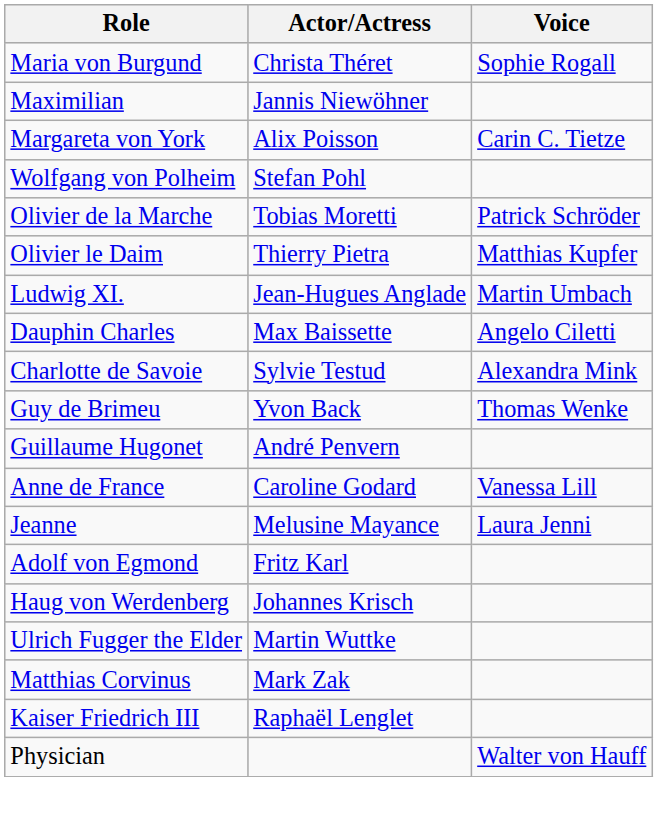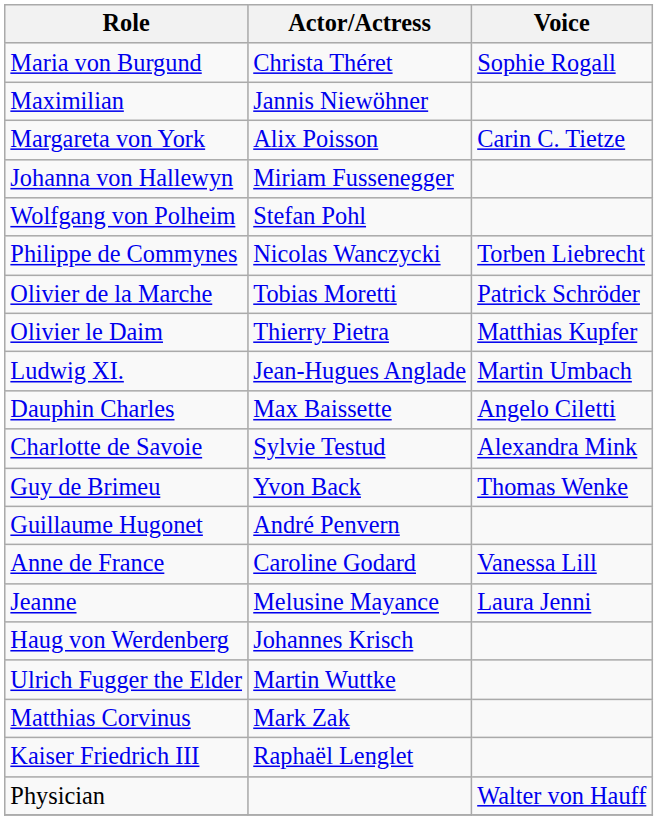+ row: (122, 178)
+ row: (124, 255)
- row: (104, 563)
